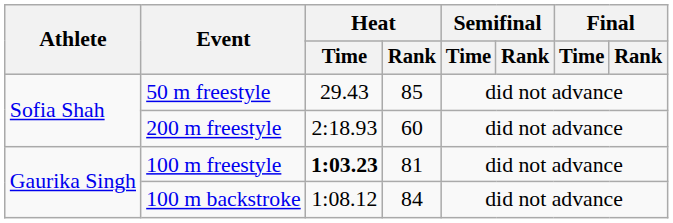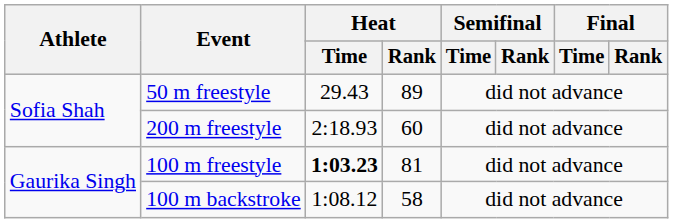(412, 92) 85 -> (412, 92) 89
(412, 200) 84 -> (412, 200) 58
